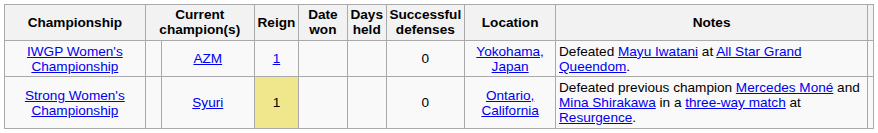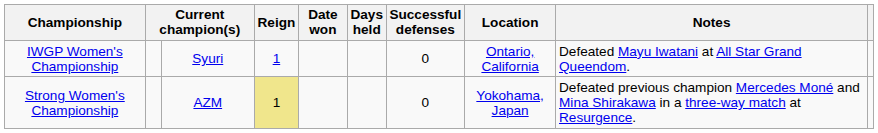(208, 59) AZM -> (208, 59) Syuri
(510, 59) Yokohama, Japan -> (510, 59) Ontario, California
(208, 103) Syuri -> (208, 103) AZM
(510, 103) Ontario, California -> (510, 103) Yokohama, Japan
